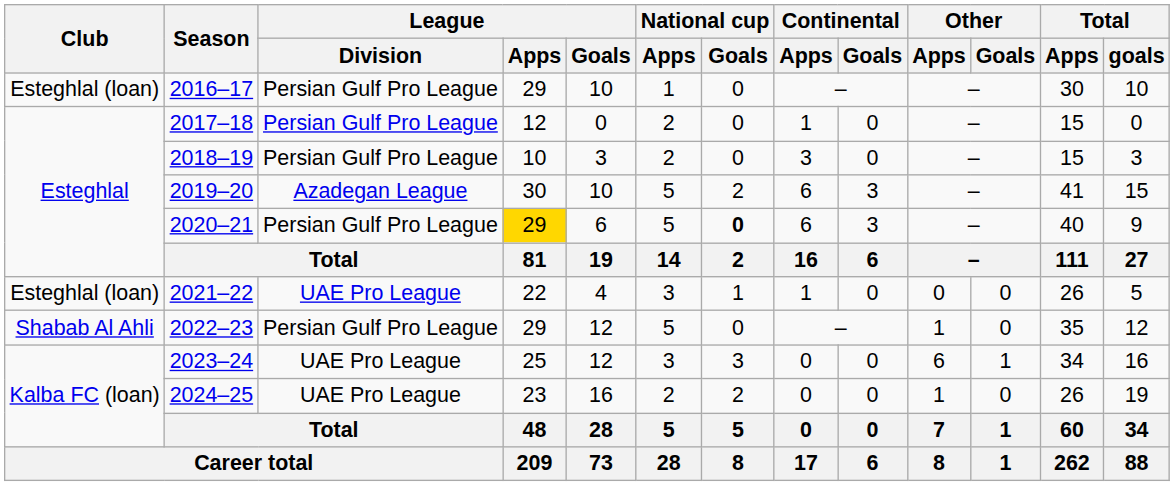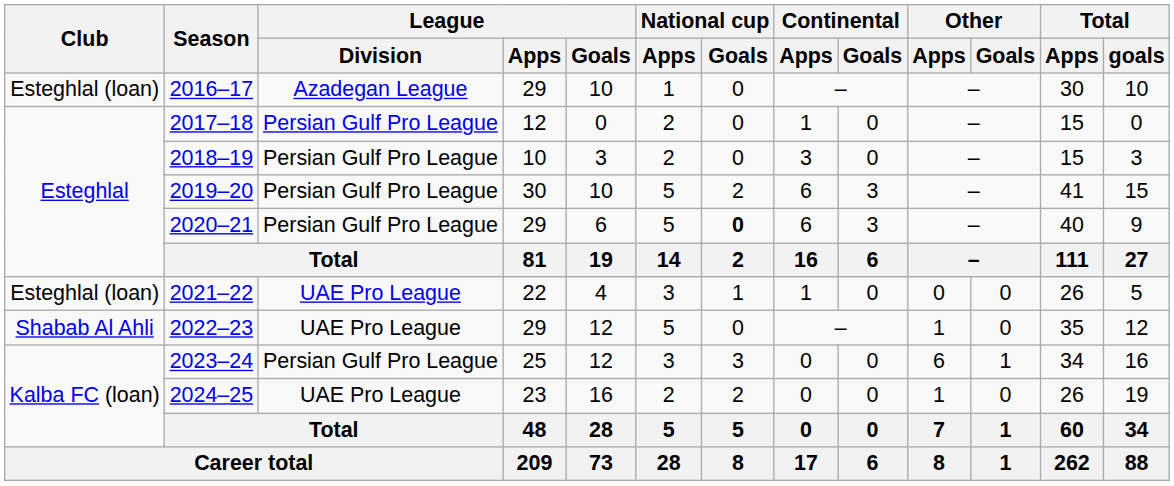(380, 89) Persian Gulf Pro League -> (380, 89) Azadegan League
(380, 191) Azadegan League -> (380, 191) Persian Gulf Pro League
(534, 225) gold background -> (534, 225) no background
(380, 327) Persian Gulf Pro League -> (380, 327) UAE Pro League
(380, 361) UAE Pro League -> (380, 361) Persian Gulf Pro League
